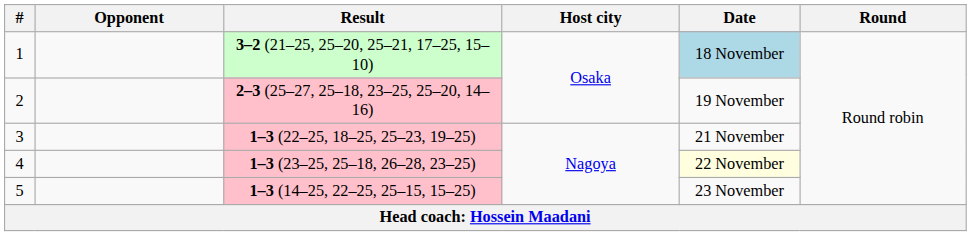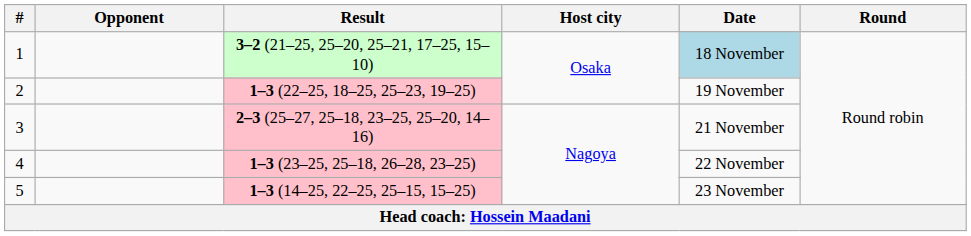(363, 100) 2–3 (25–27, 25–18, 23–25, 25–20, 14–16) -> (363, 91) 1–3 (22–25, 18–25, 25–23, 19–25)
(363, 137) 1–3 (22–25, 18–25, 25–23, 19–25) -> (363, 127) 2–3 (25–27, 25–18, 23–25, 25–20, 14–16)
(739, 164) lightyellow background -> (739, 164) no background
